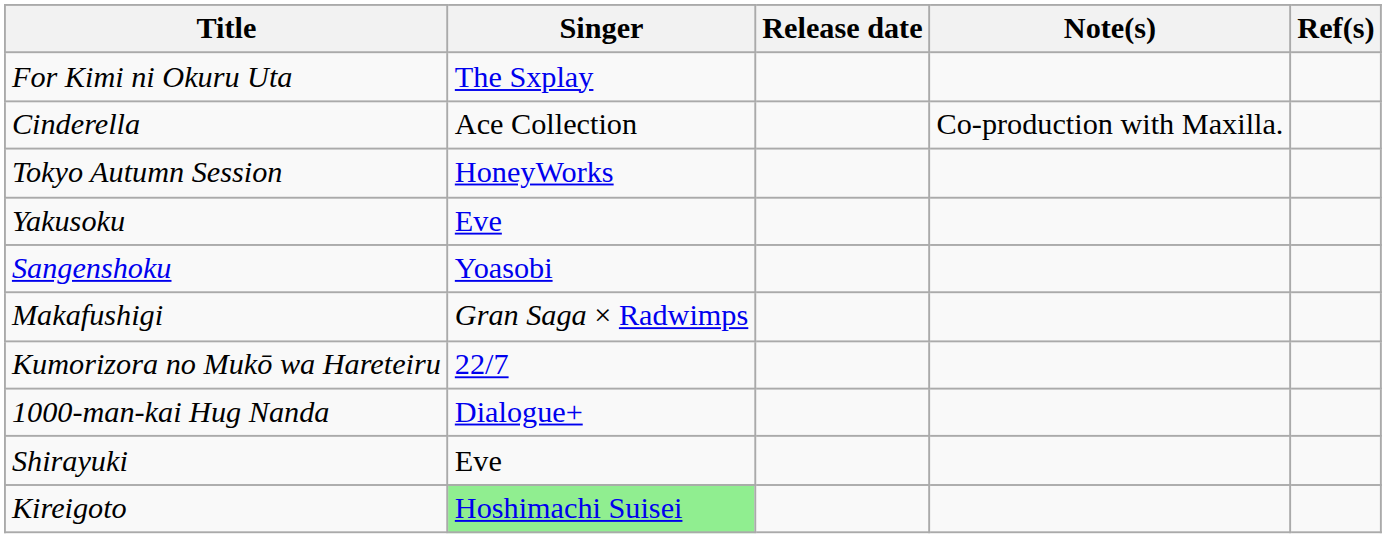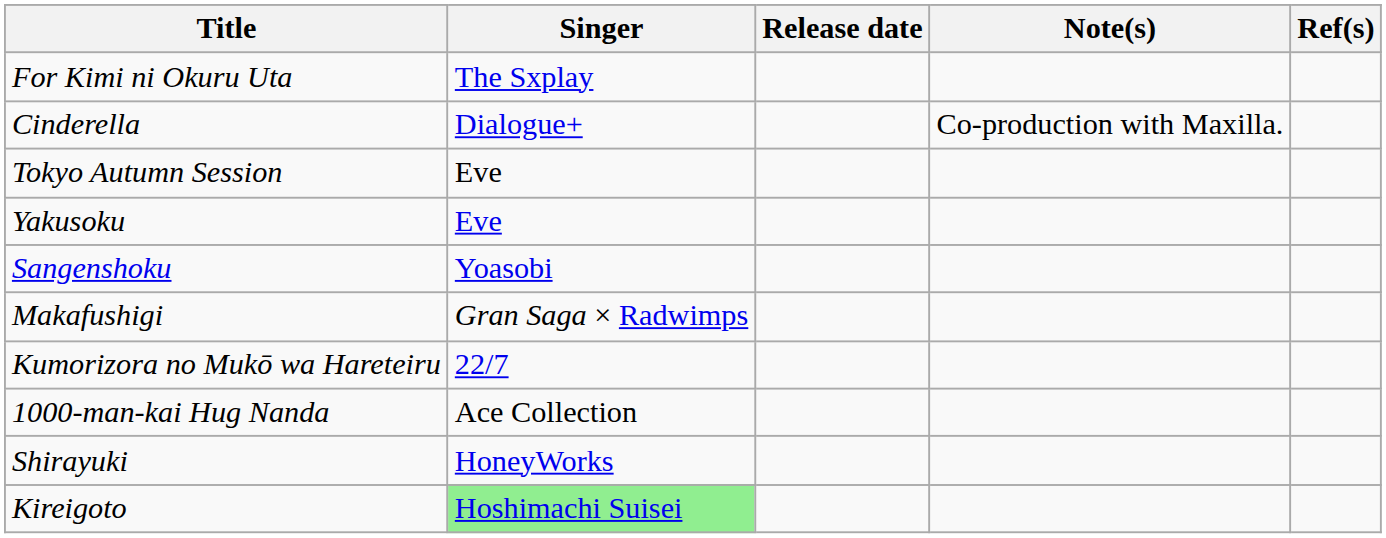(546, 124) Ace Collection -> (519, 124) Dialogue+
(534, 172) HoneyWorks -> (478, 172) Eve
(519, 412) Dialogue+ -> (546, 412) Ace Collection
(478, 460) Eve -> (534, 460) HoneyWorks
